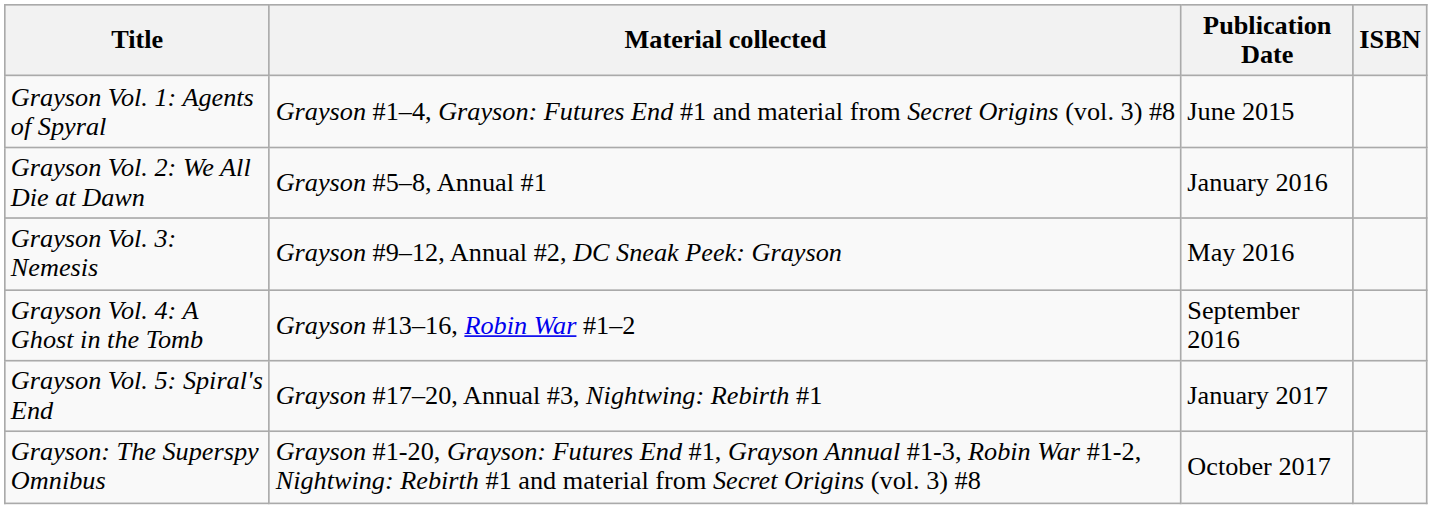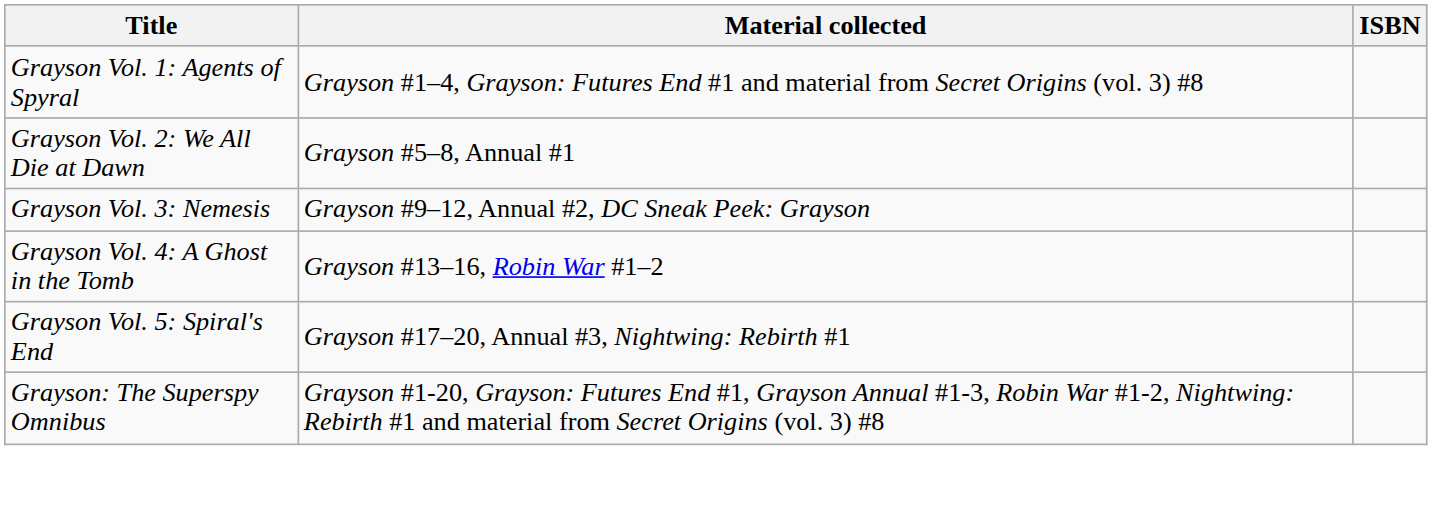- column: (1267, 40)
